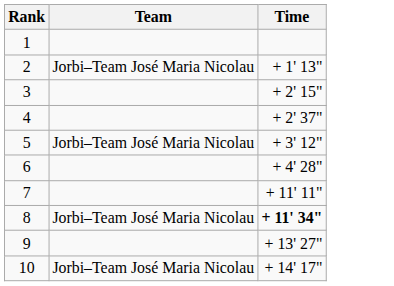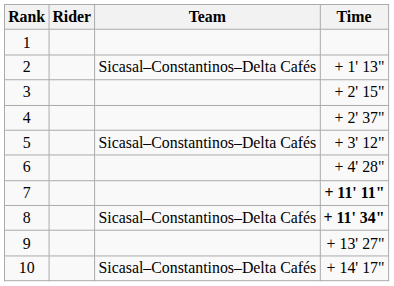+ column: (72, 17)
(153, 67) Jorbi–Team José Maria Nicolau -> (207, 67) Sicasal–Constantinos–Delta Cafés
(153, 142) Jorbi–Team José Maria Nicolau -> (207, 142) Sicasal–Constantinos–Delta Cafés
(294, 192) normal -> (354, 192) bold
(153, 218) Jorbi–Team José Maria Nicolau -> (207, 218) Sicasal–Constantinos–Delta Cafés
(153, 268) Jorbi–Team José Maria Nicolau -> (207, 268) Sicasal–Constantinos–Delta Cafés
